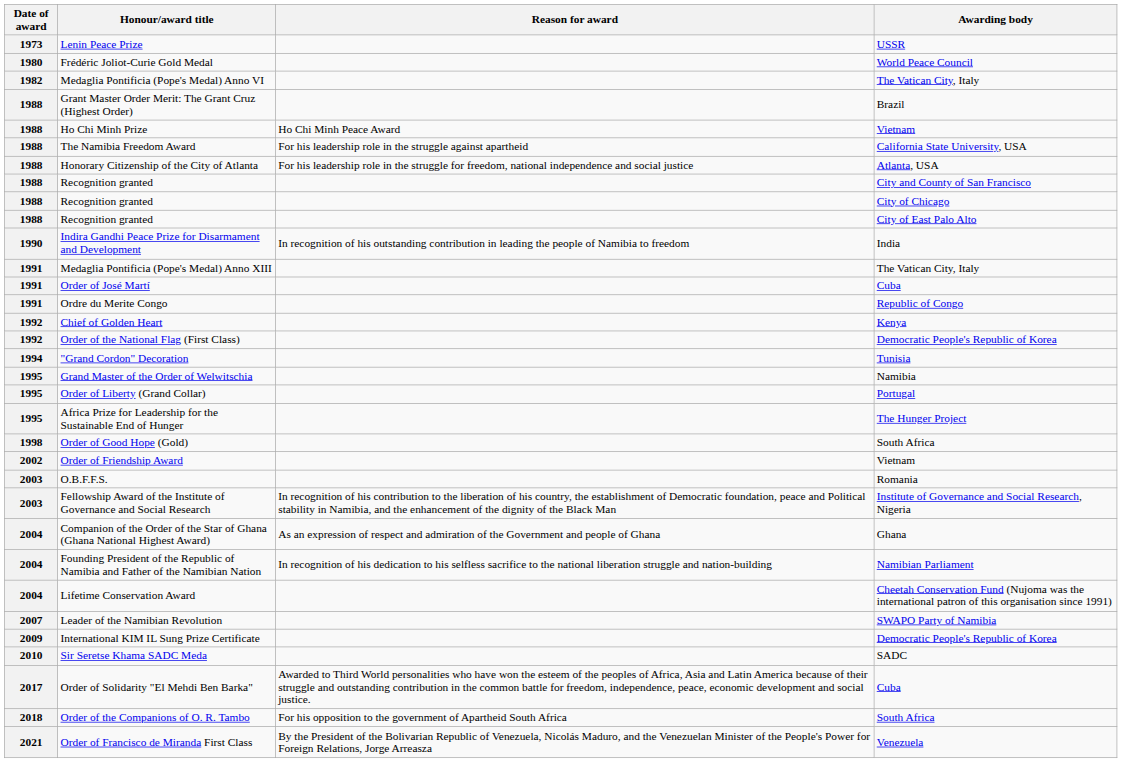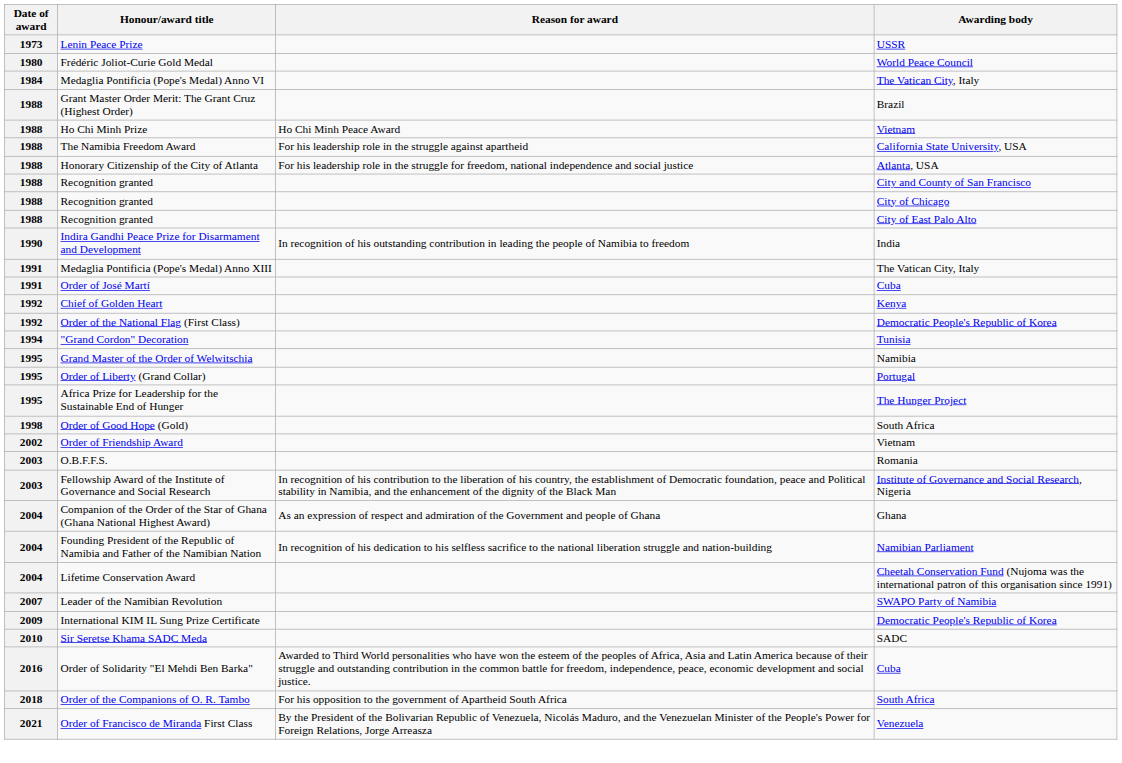(31, 80) 1982 -> (31, 80) 1984
- row: (114, 304)
(31, 687) 2017 -> (31, 669) 2016
